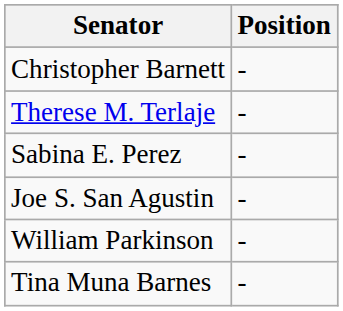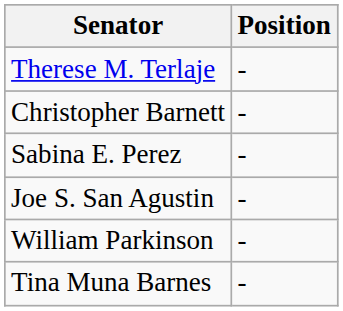rows swapped: (113, 111) <-> (118, 68)
